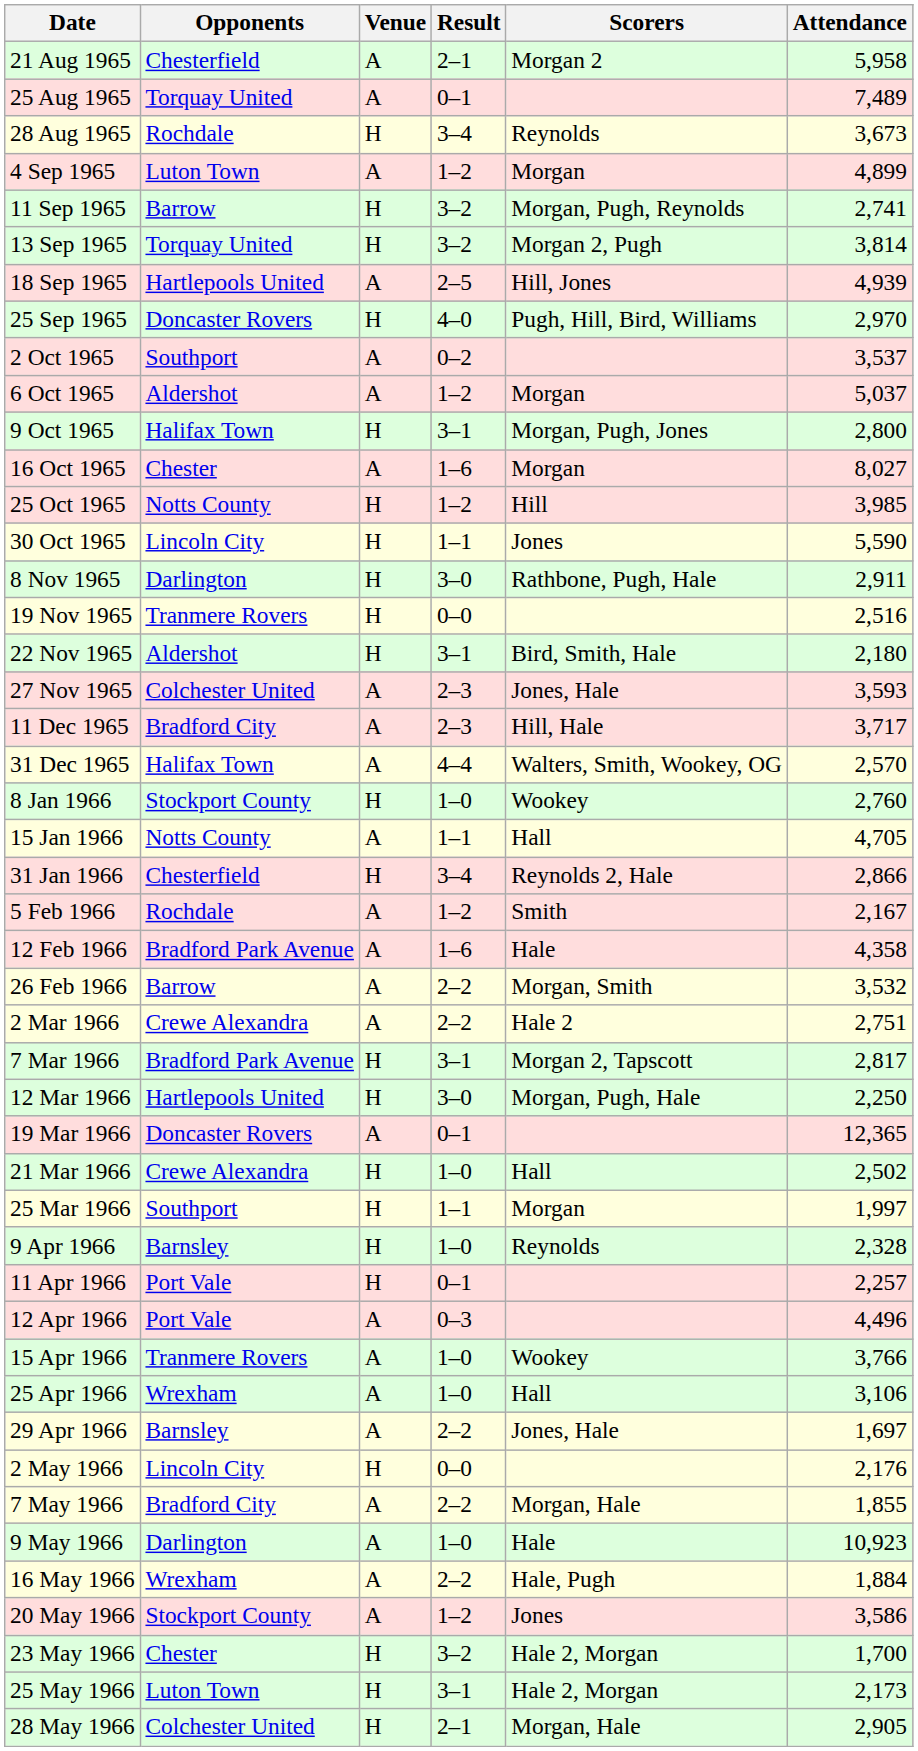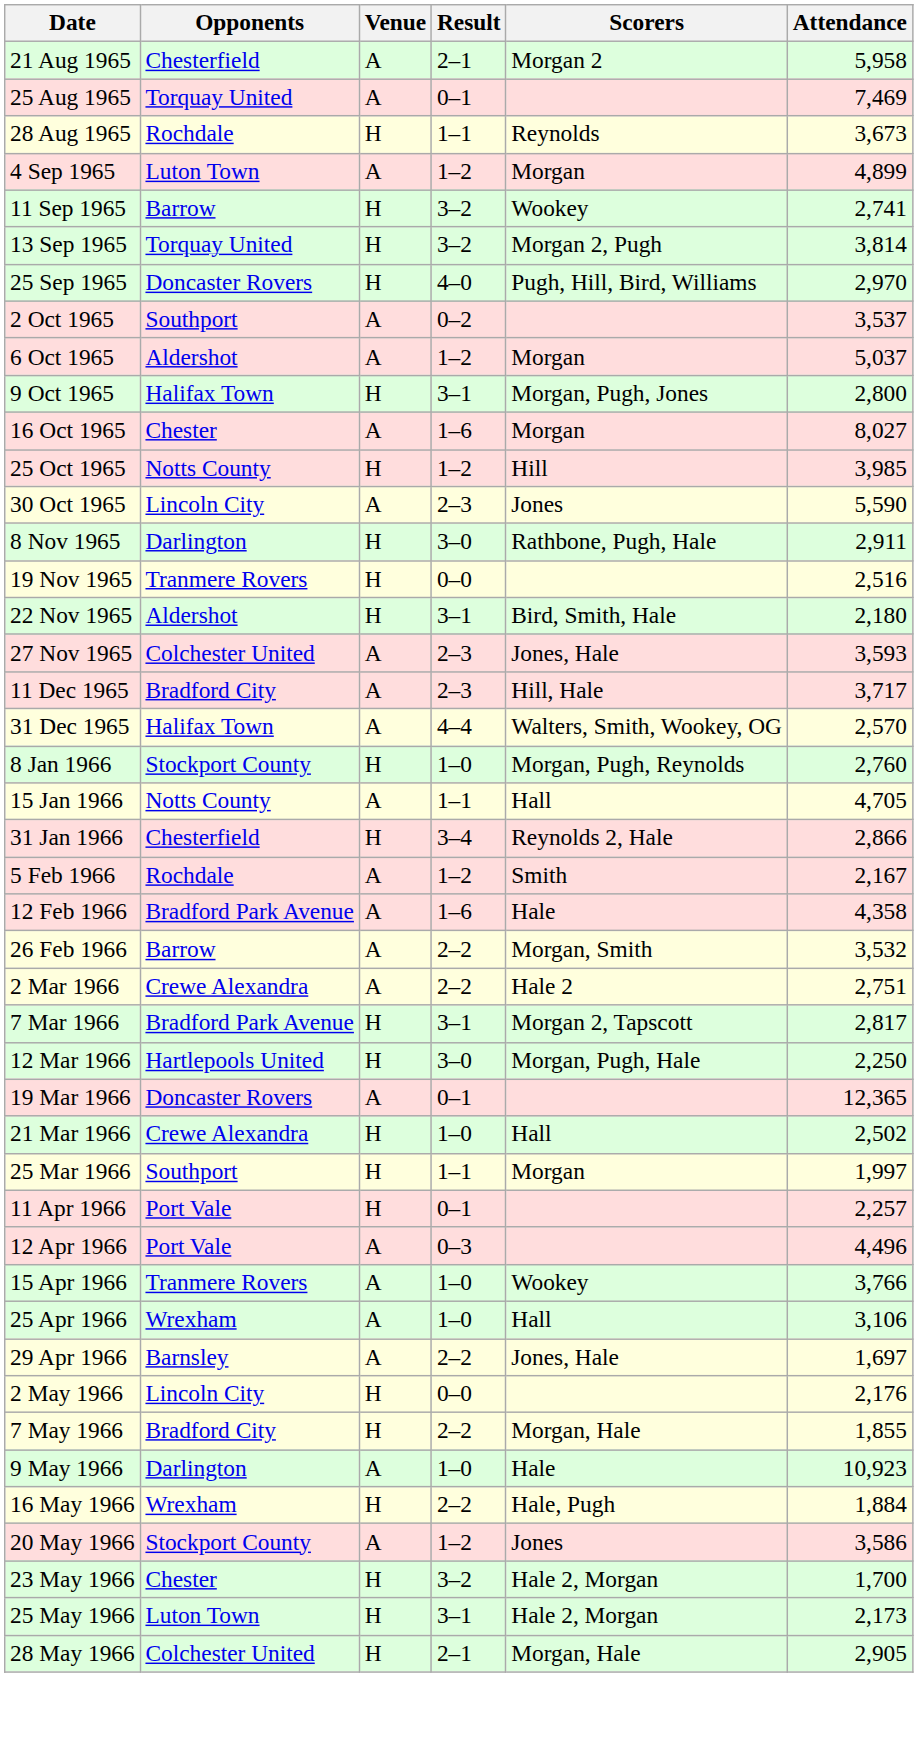(881, 97) 7,489 -> (881, 97) 7,469
(454, 134) 3–4 -> (454, 134) 1–1
(628, 208) Morgan, Pugh, Reynolds -> (550, 208) Wookey
- row: (69, 282)
(373, 541) H -> (373, 504) A
(454, 541) 1–1 -> (454, 504) 2–3
(550, 801) Wookey -> (628, 763) Morgan, Pugh, Reynolds
- row: (63, 1245)
(373, 1504) A -> (373, 1430) H
(373, 1579) A -> (373, 1504) H
